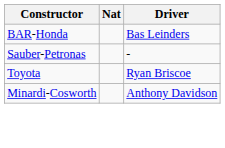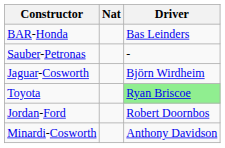+ row: (48, 73)
(159, 73) no background -> (159, 93) lightgreen background
+ row: (37, 113)
